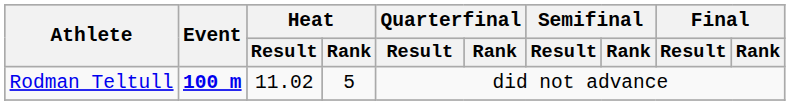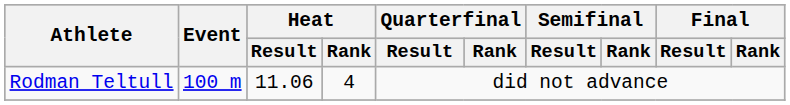(212, 83) bold -> (212, 83) normal
(284, 83) 11.02 -> (284, 83) 11.06
(349, 83) 5 -> (349, 83) 4
